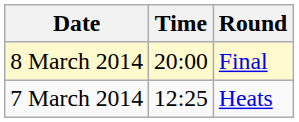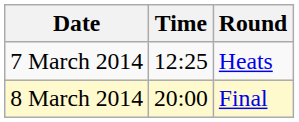rows swapped: (77, 98) <-> (77, 60)
